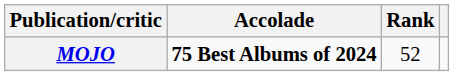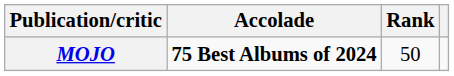(410, 53) 52 -> (410, 53) 50
